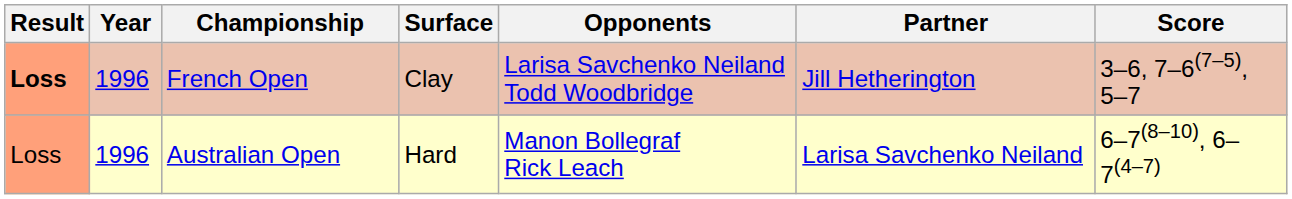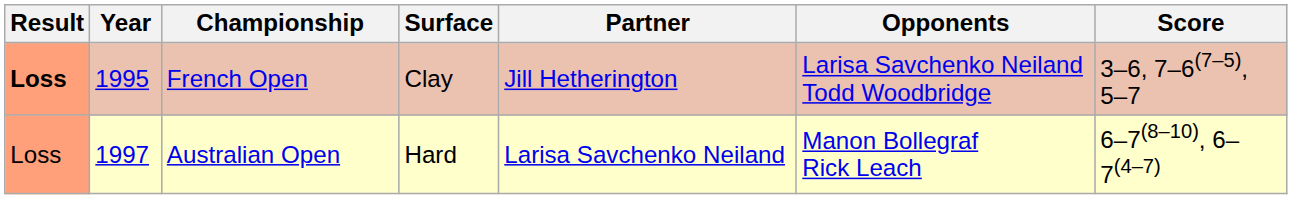columns swapped: (946, 23) <-> (648, 23)
(122, 78) 1996 -> (122, 78) 1995
(122, 154) 1996 -> (122, 154) 1997
